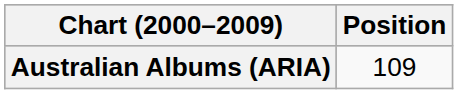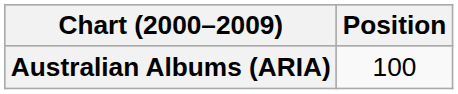(394, 66) 109 -> (394, 66) 100
